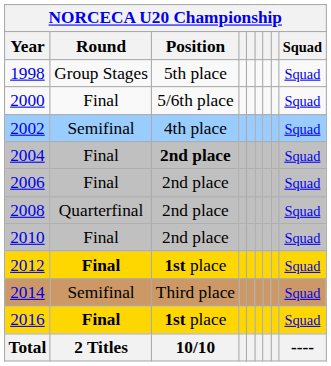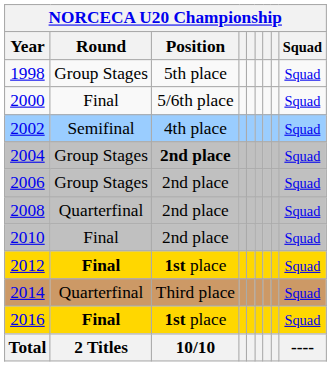(101, 155) Final -> (101, 155) Group Stages
(101, 182) Final -> (101, 182) Group Stages
(101, 292) Semifinal -> (101, 292) Quarterfinal
